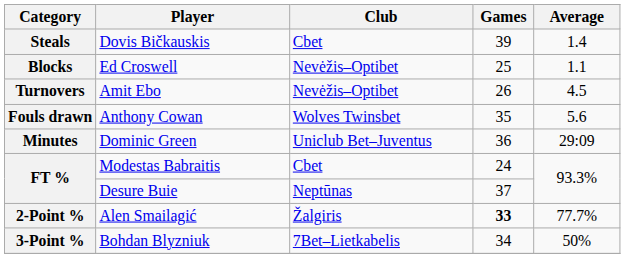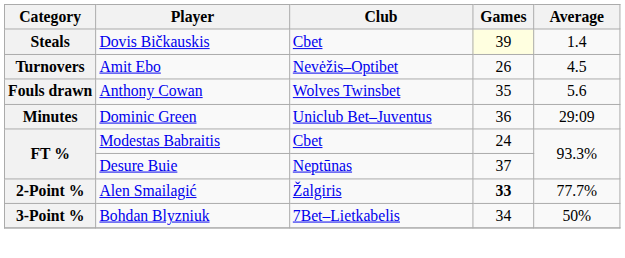(503, 41) no background -> (503, 41) lightyellow background
- row: (138, 66)
